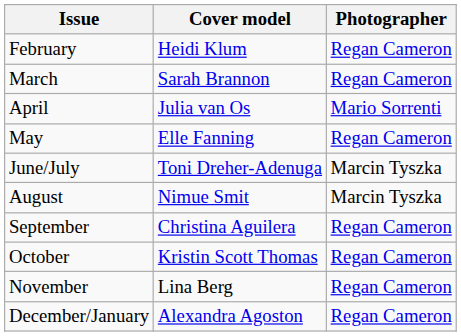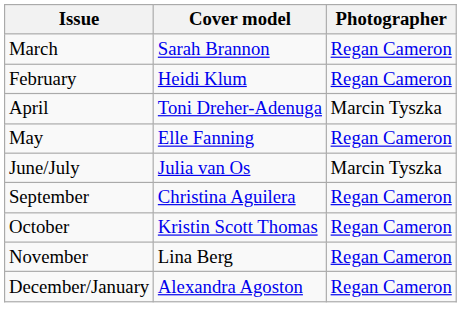rows swapped: (43, 49) <-> (33, 78)
(204, 108) Julia van Os -> (240, 108) Toni Dreher-Adenuga
(386, 108) Mario Sorrenti -> (386, 108) Marcin Tyszka
(240, 167) Toni Dreher-Adenuga -> (204, 167) Julia van Os
- row: (36, 197)
